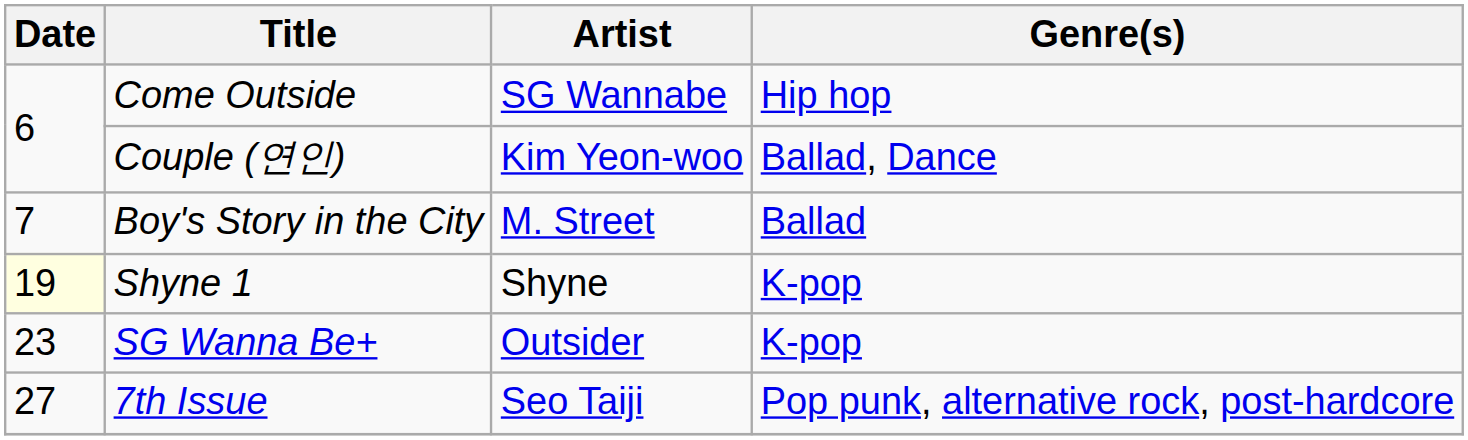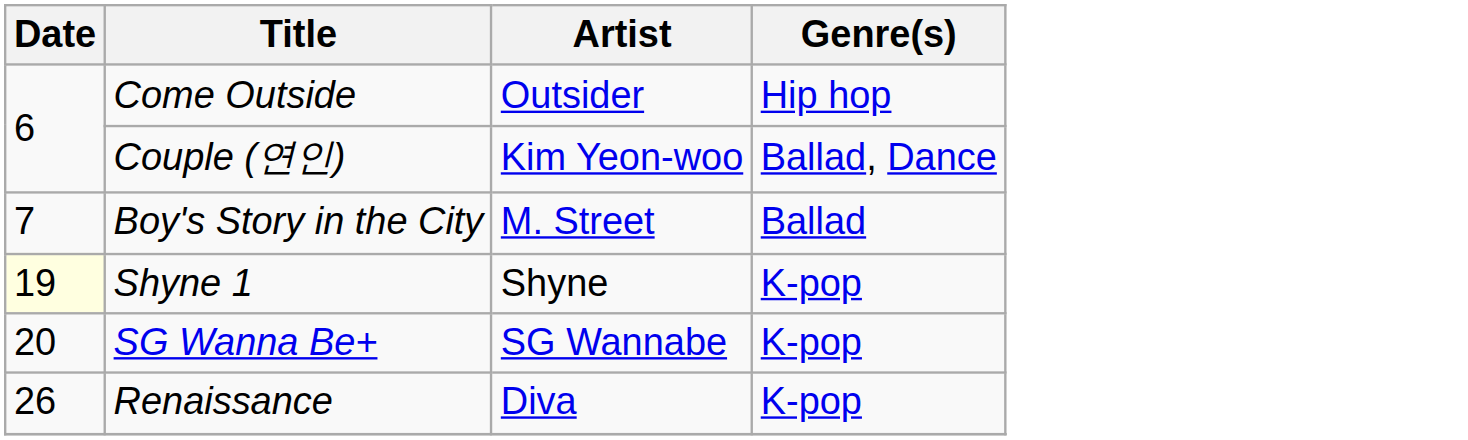(614, 94) SG Wannabe -> (572, 94) Outsider
(35, 342) 23 -> (35, 342) 20
(572, 342) Outsider -> (614, 342) SG Wannabe
+ row: (223, 402)
- row: (191, 402)
